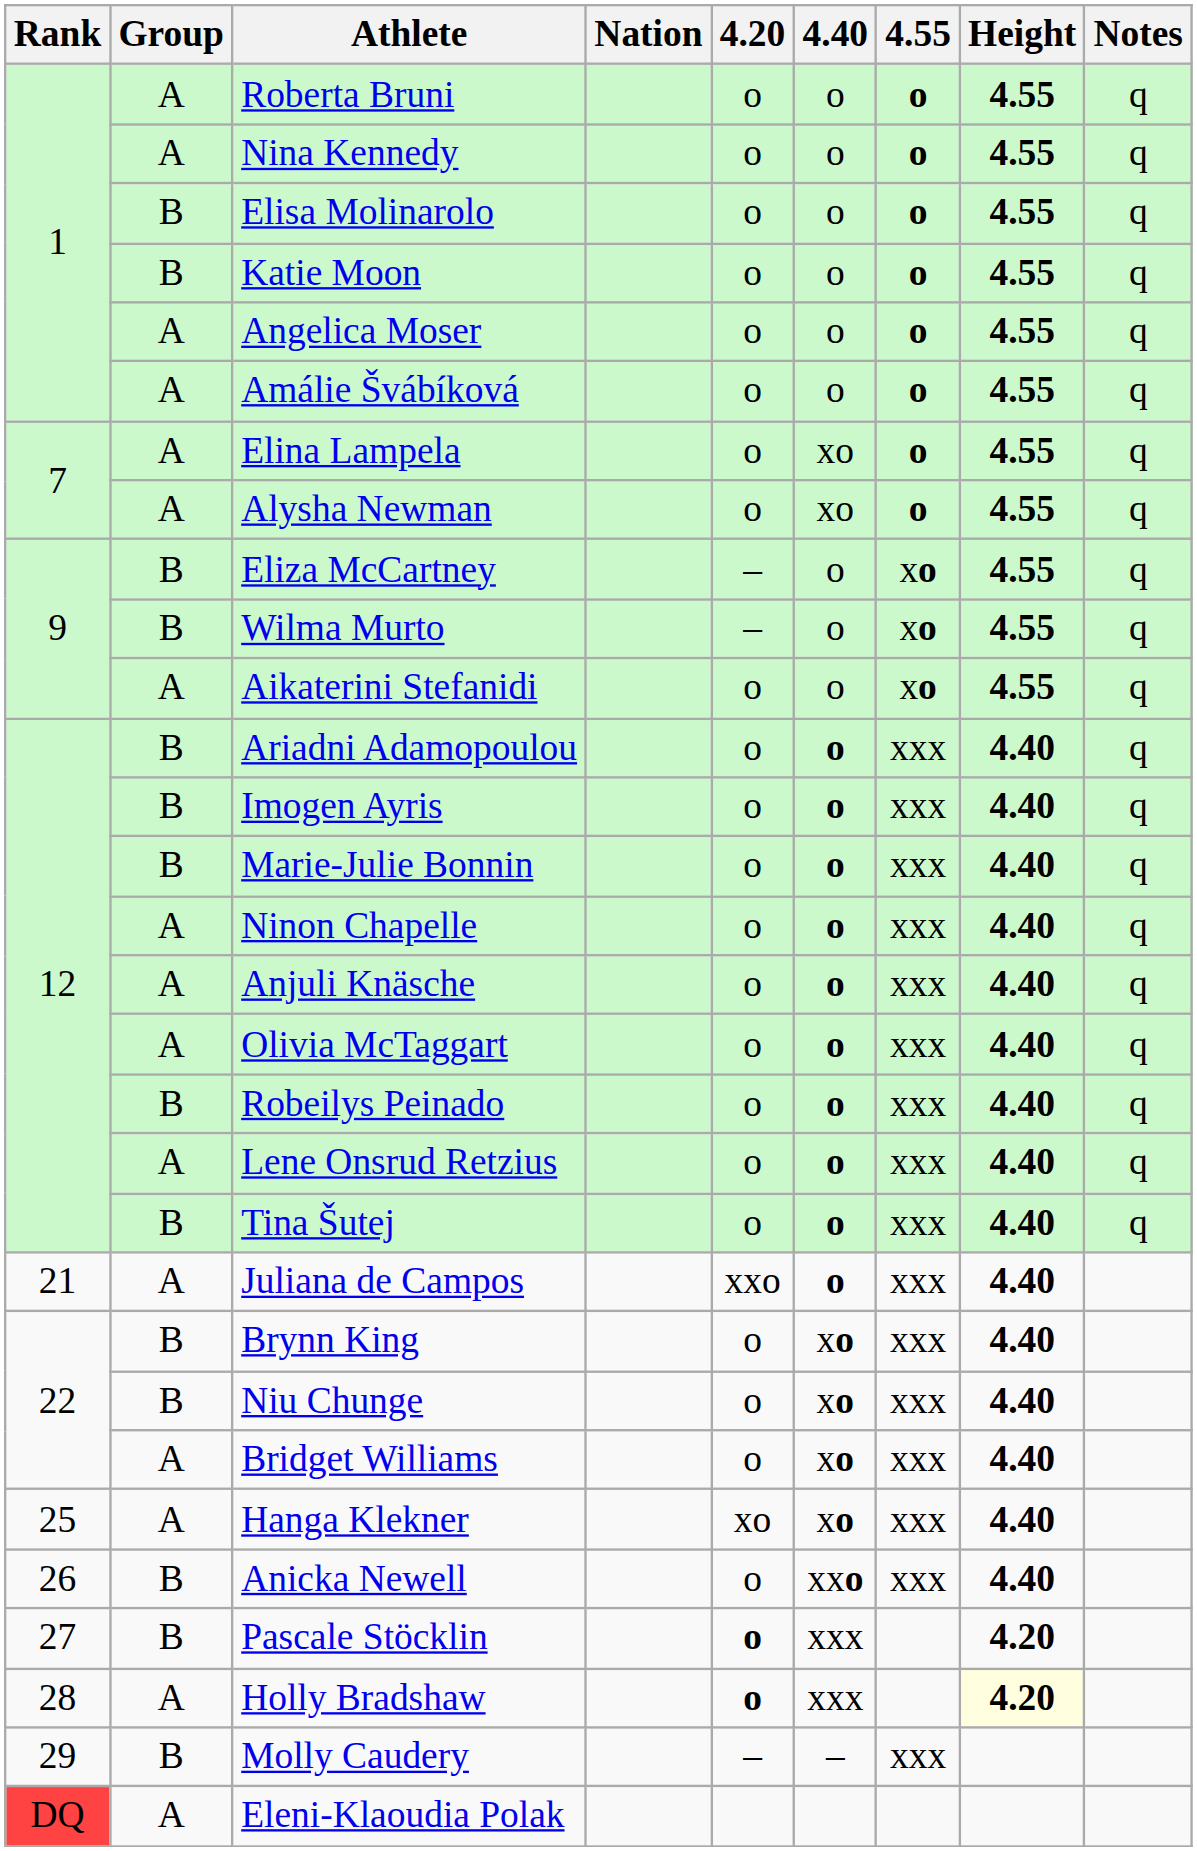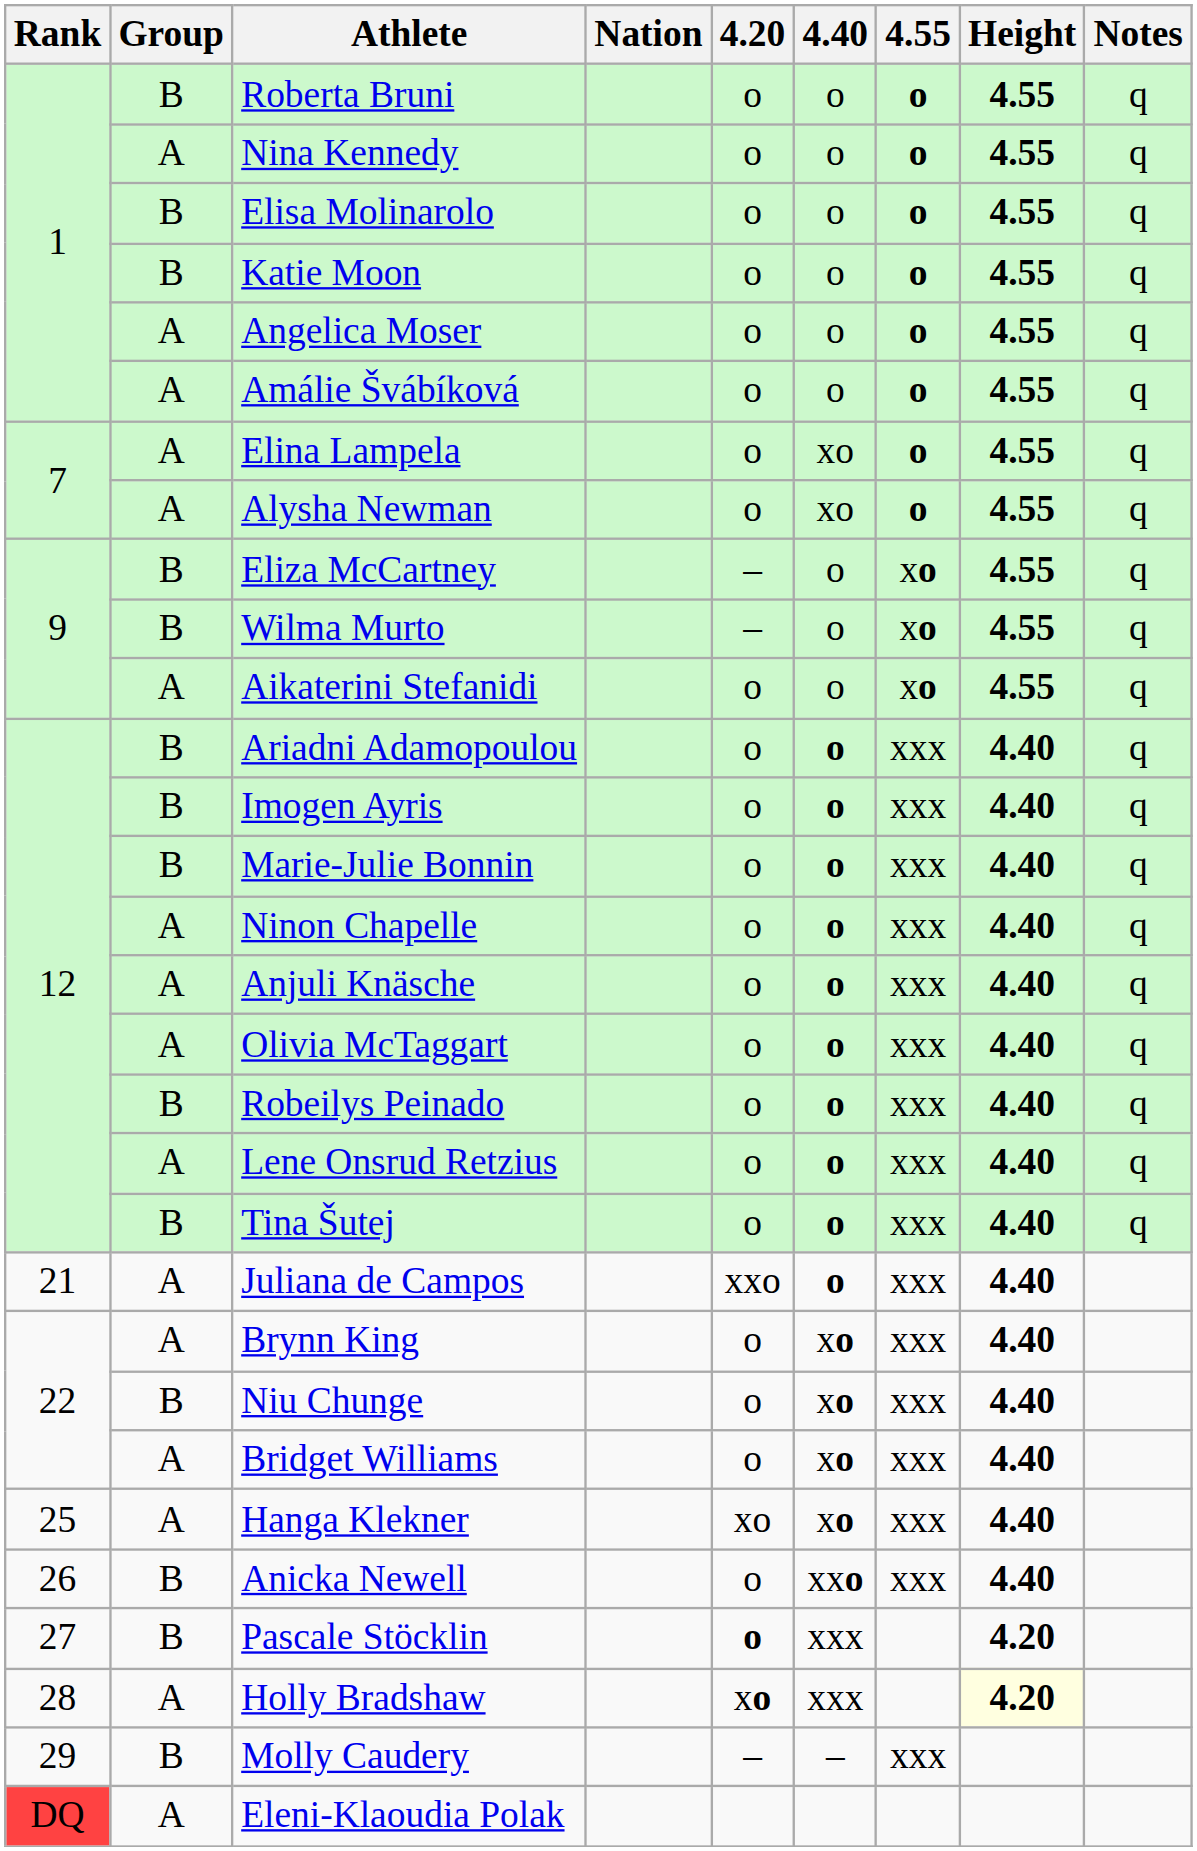(171, 93) A -> (171, 93) B
(171, 1340) B -> (171, 1340) A
(753, 1696) o -> (753, 1696) xo
